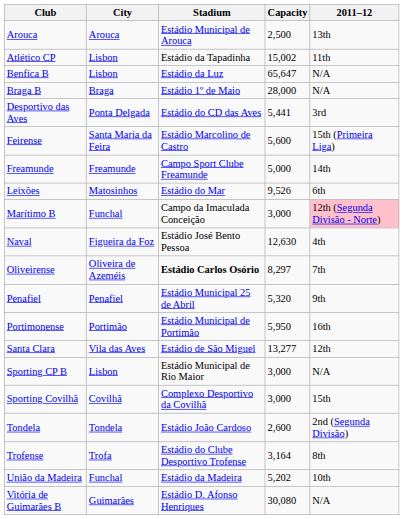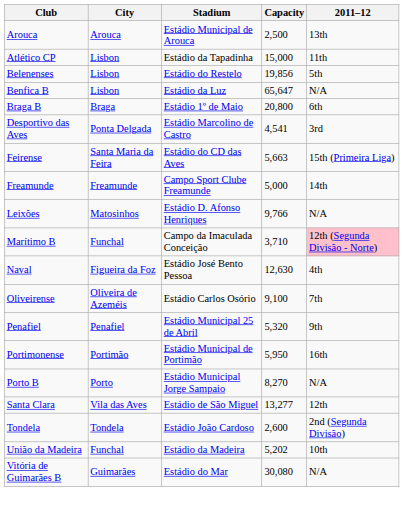(282, 57) 15,002 -> (279, 57) 15,000
+ row: (30, 73)
(282, 90) 28,000 -> (279, 106) 20,800
(321, 90) N/A -> (316, 106) 6th
(211, 112) Estádio do CD das Aves -> (209, 129) Estádio Marcolino de Castro
(279, 112) 5,441 -> (276, 129) 4,541
(206, 140) Estádio Marcolino de Castro -> (203, 157) Estádio do CD das Aves
(279, 140) 5,600 -> (276, 157) 5,663
(193, 191) Estádio do Mar -> (202, 213) Estádio D. Afonso Henriques
(279, 191) 9,526 -> (276, 213) 9,766
(319, 191) 6th -> (318, 213) N/A
(279, 213) 3,000 -> (276, 242) 3,710
(210, 270) bold -> (210, 298) normal
(279, 270) 8,297 -> (276, 298) 9,100
+ row: (23, 383)
- row: (37, 371)
- row: (42, 399)
- row: (25, 455)
(199, 500) Estádio D. Afonso Henriques -> (196, 472) Estádio do Mar
